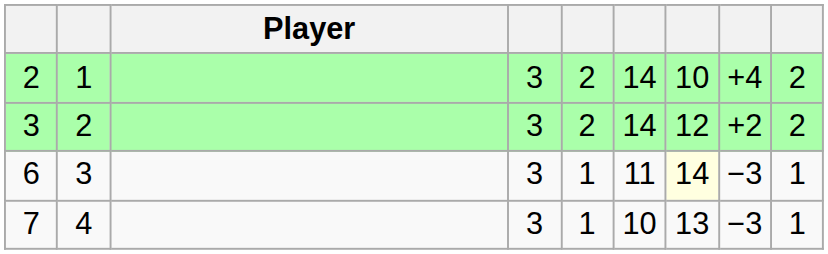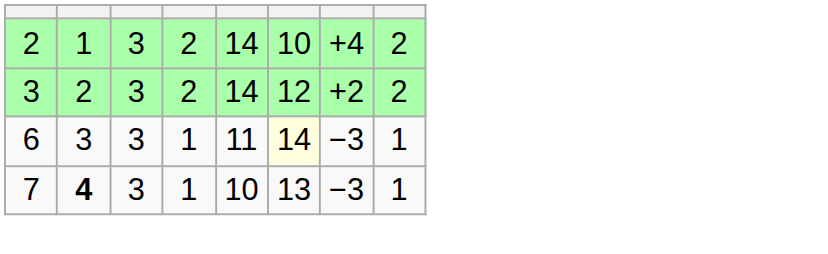- column: (309, 28)
(84, 223) normal -> (84, 189) bold
